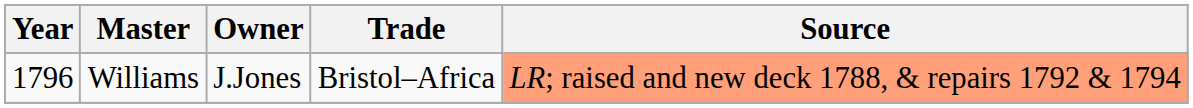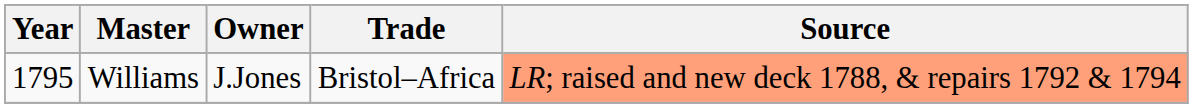(43, 77) 1796 -> (43, 77) 1795
